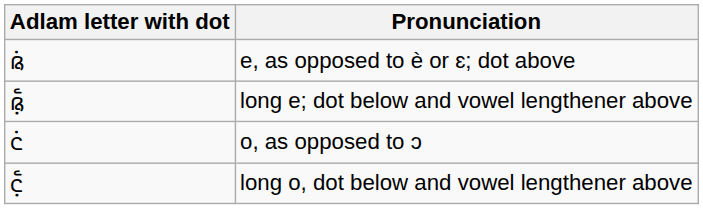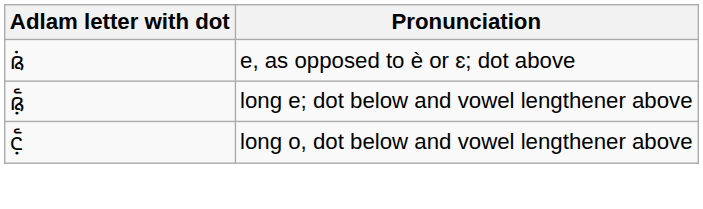- row: (331, 141)
